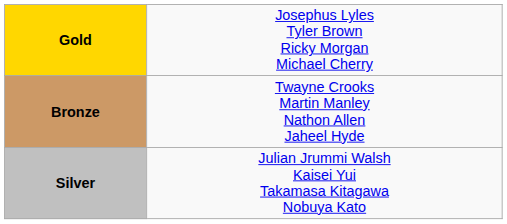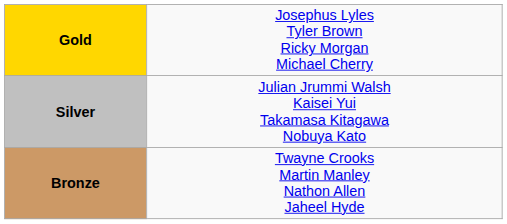rows swapped: (75, 183) <-> (75, 111)
